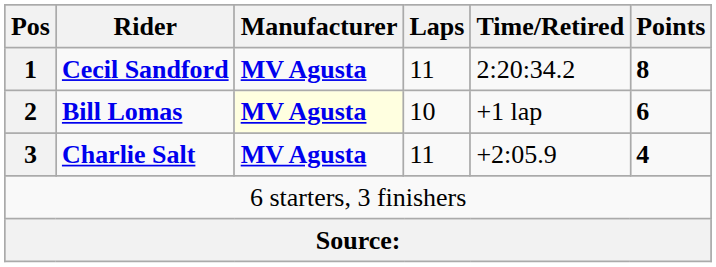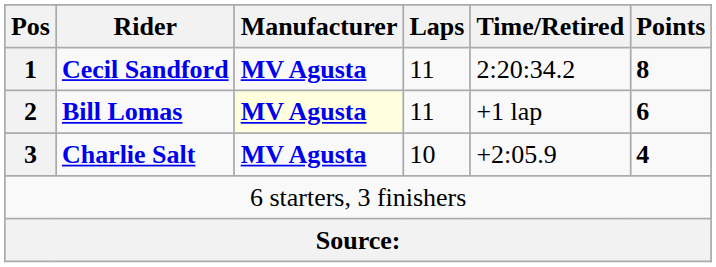(422, 111) 10 -> (422, 111) 11
(422, 154) 11 -> (422, 154) 10
